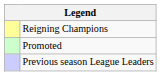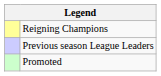rows swapped: (88, 62) <-> (42, 45)
